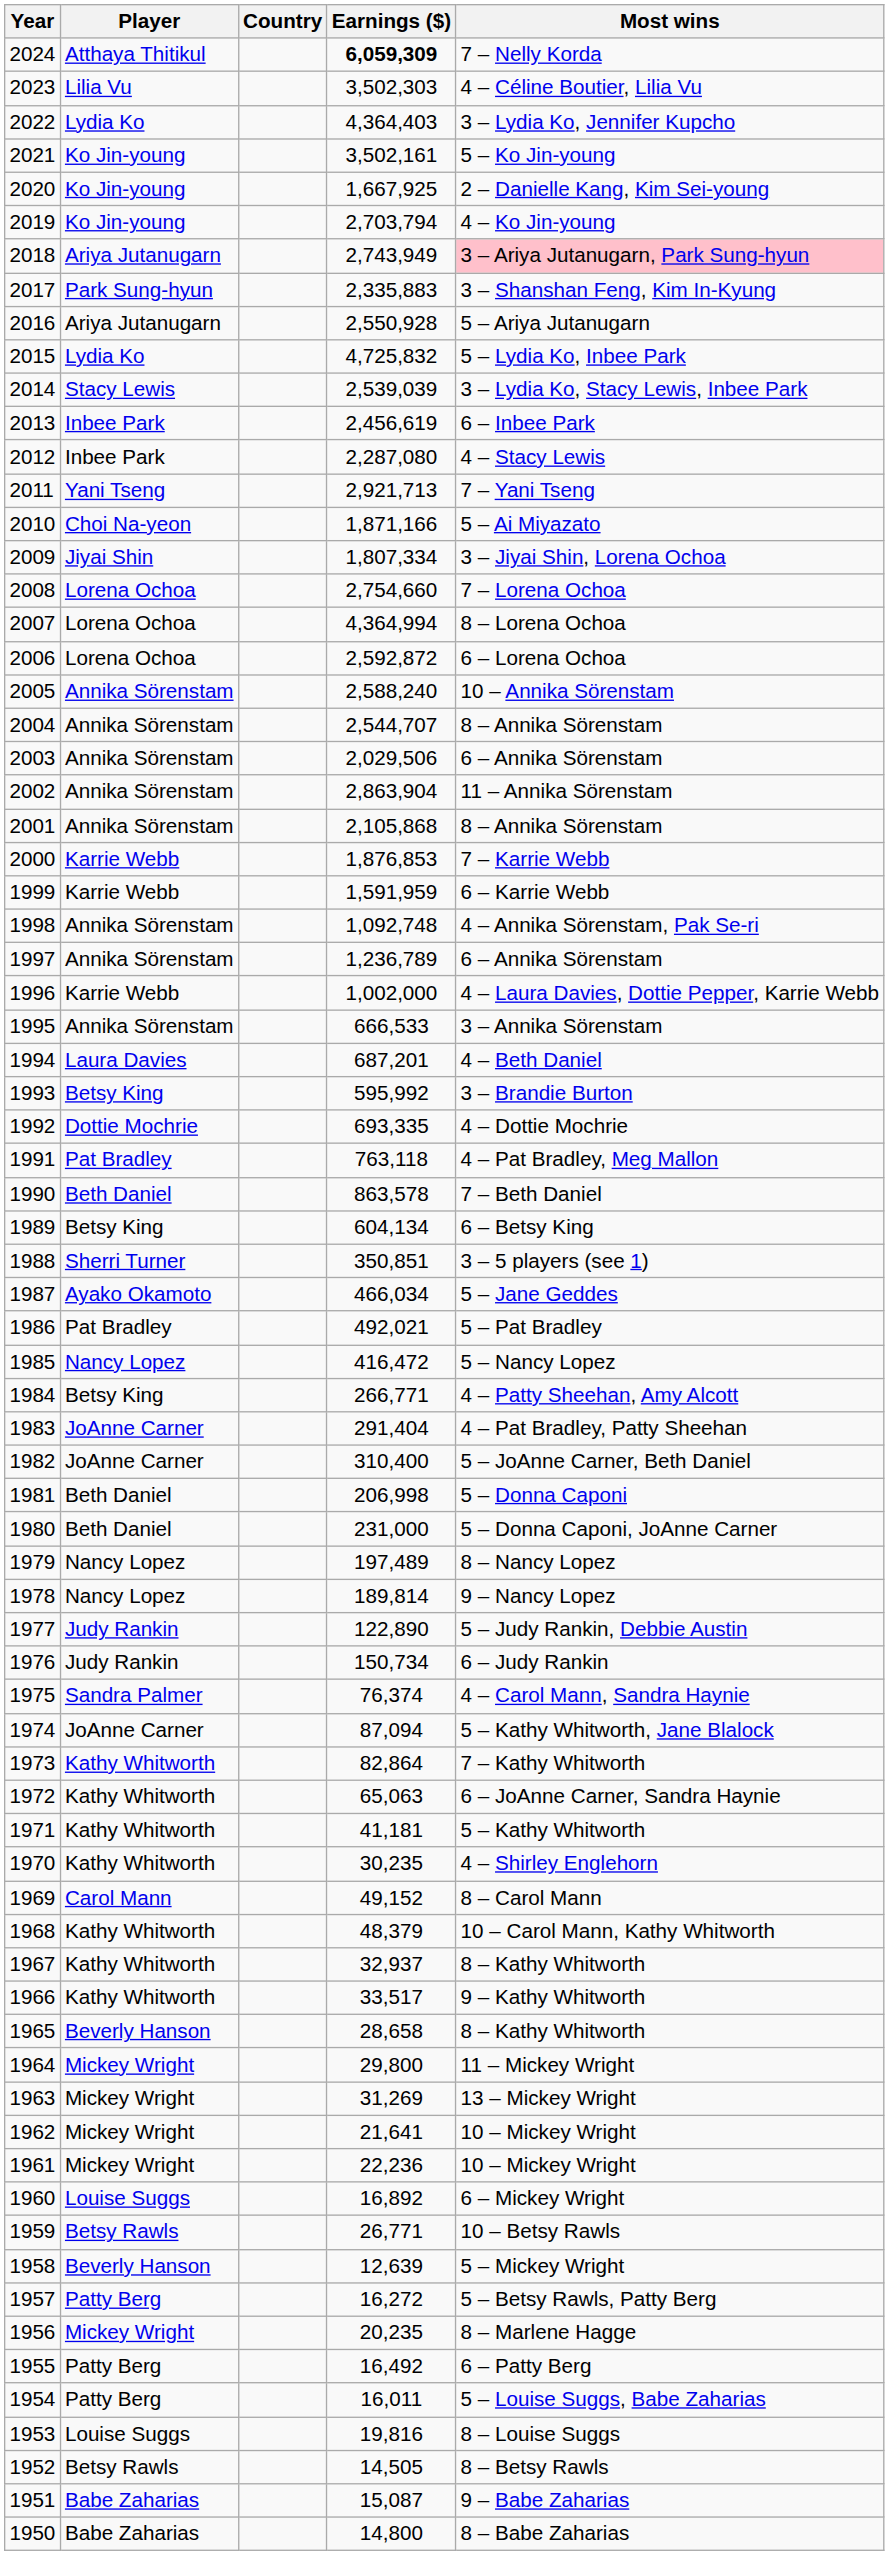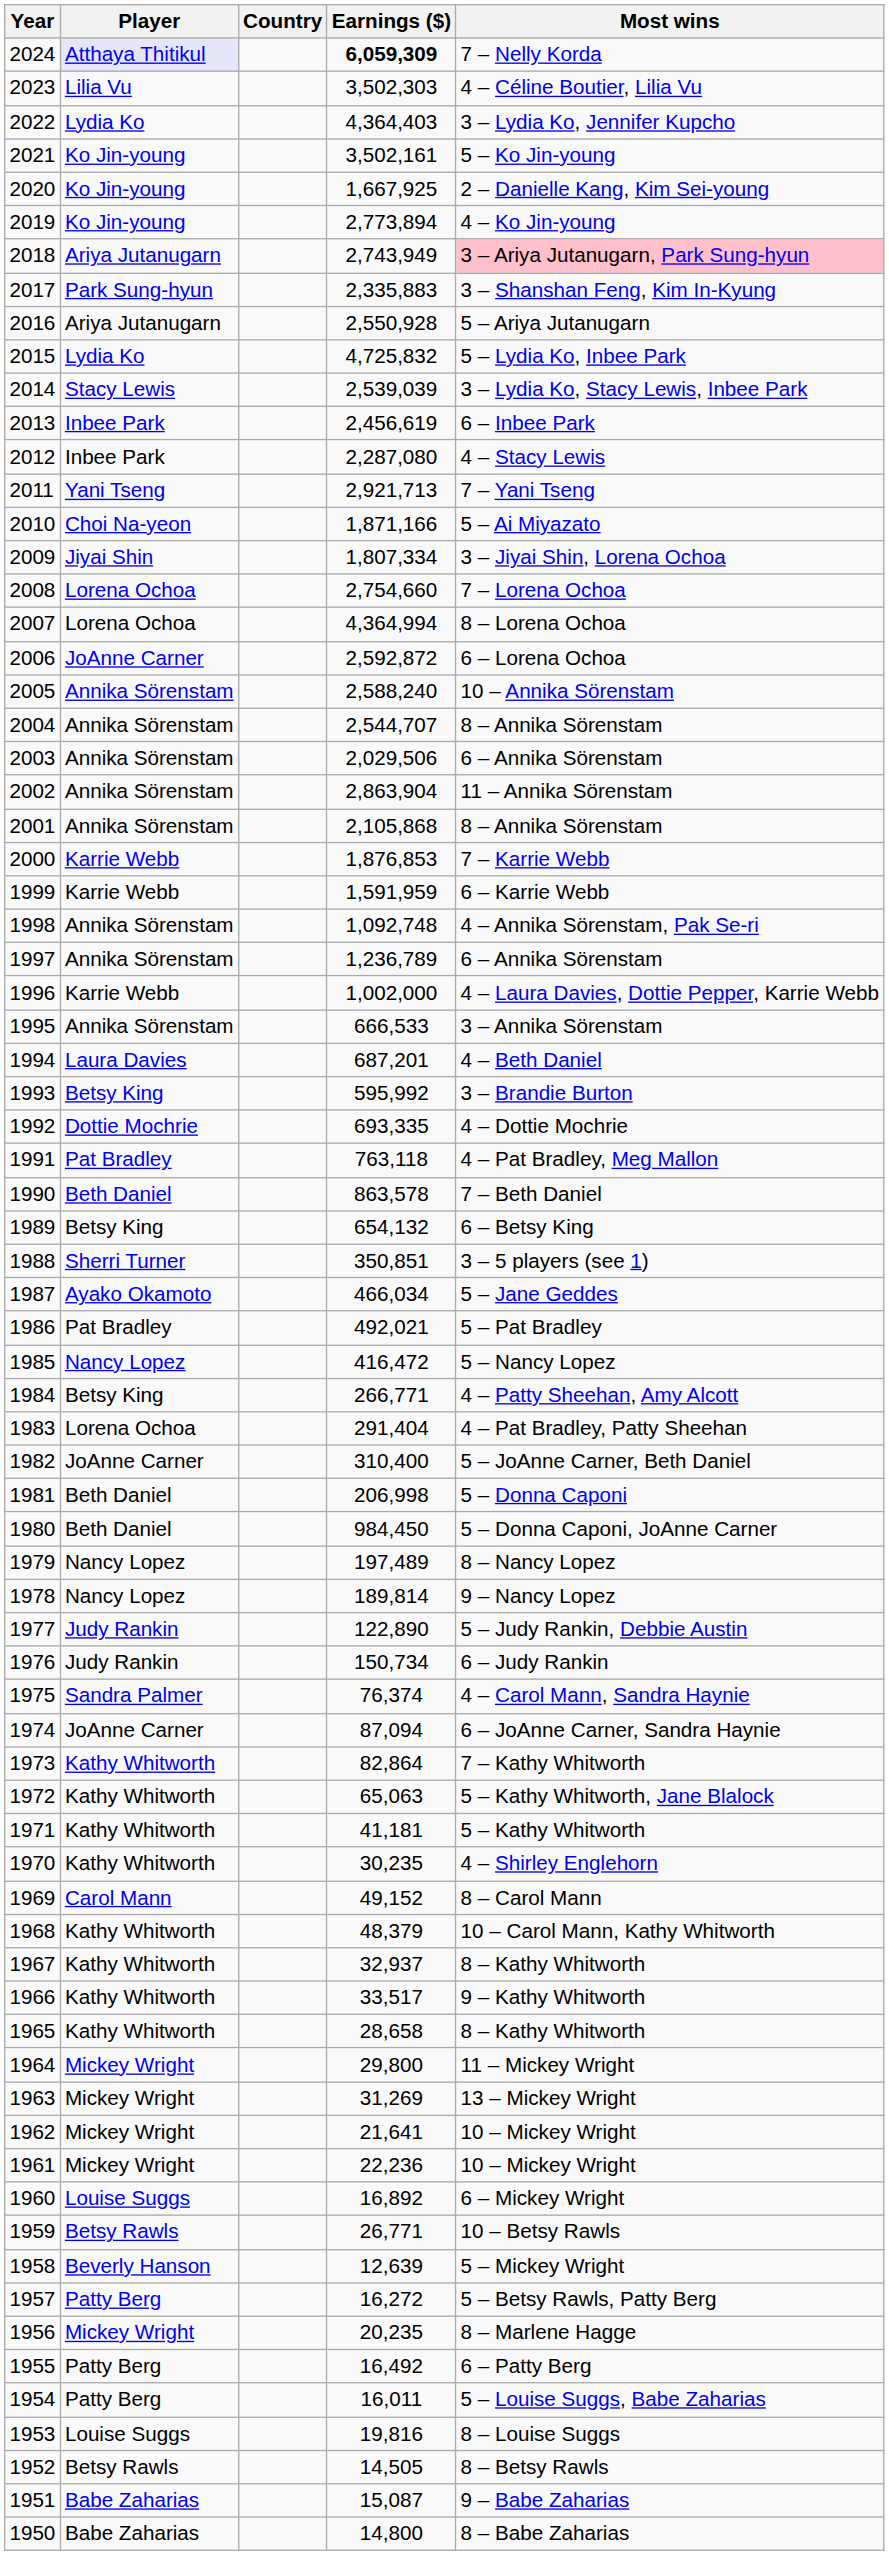(135, 54) no background -> (135, 54) lavender background
(391, 221) 2,703,794 -> (391, 221) 2,773,894
(130, 657) Lorena Ochoa -> (134, 657) JoAnne Carner
(391, 1226) 604,134 -> (391, 1226) 654,132
(134, 1427) JoAnne Carner -> (130, 1427) Lorena Ochoa
(391, 1528) 231,000 -> (391, 1528) 984,450
(617, 1729) 5 – Kathy Whitworth, Jane Blalock -> (621, 1729) 6 – JoAnne Carner, Sandra Haynie
(621, 1796) 6 – JoAnne Carner, Sandra Haynie -> (617, 1796) 5 – Kathy Whitworth, Jane Blalock
(138, 2030) Beverly Hanson -> (140, 2030) Kathy Whitworth
